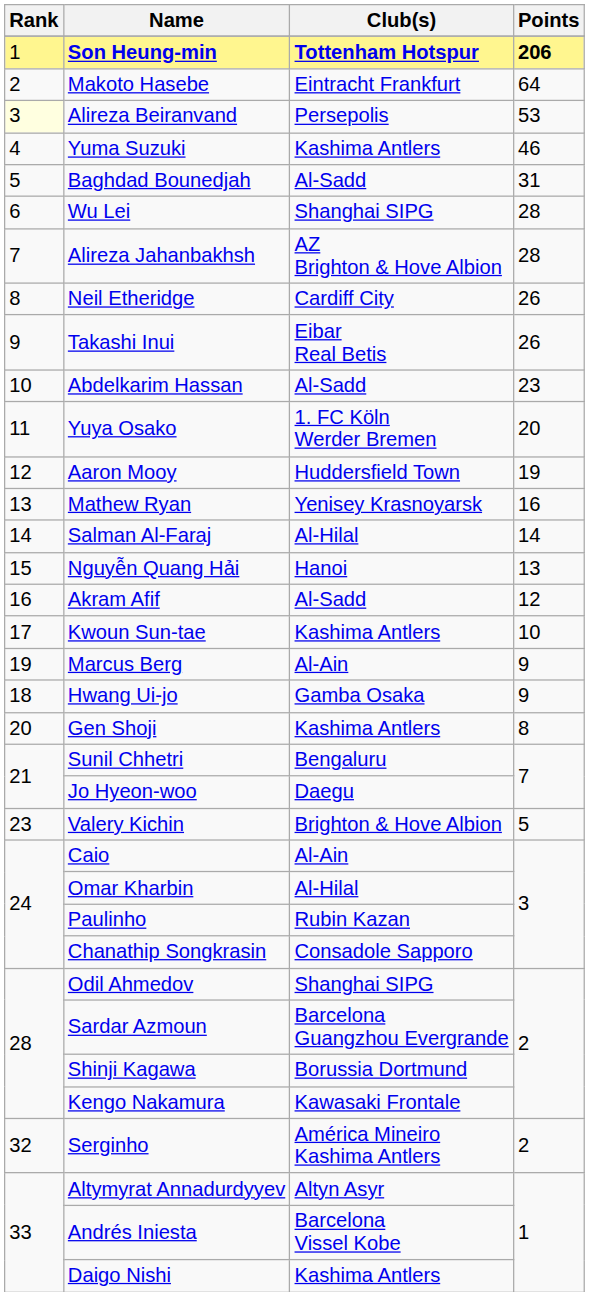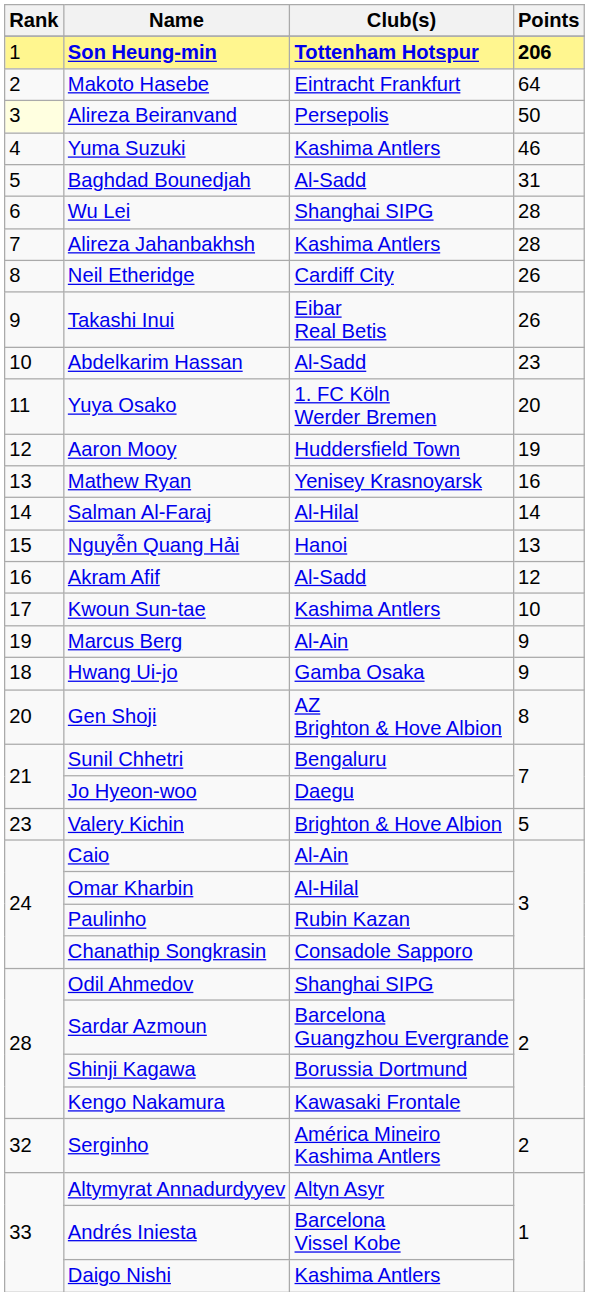(529, 116) 53 -> (529, 116) 50
(398, 255) AZ Brighton & Hove Albion -> (367, 244) Kashima Antlers
(367, 727) Kashima Antlers -> (398, 716) AZ Brighton & Hove Albion
